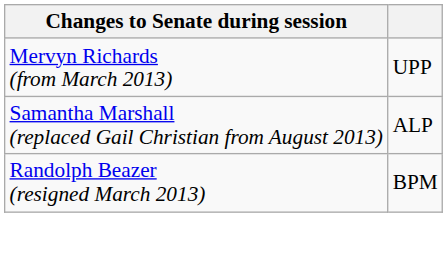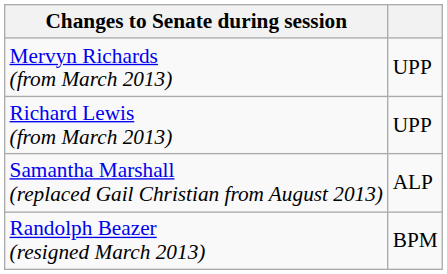+ row: (91, 124)
